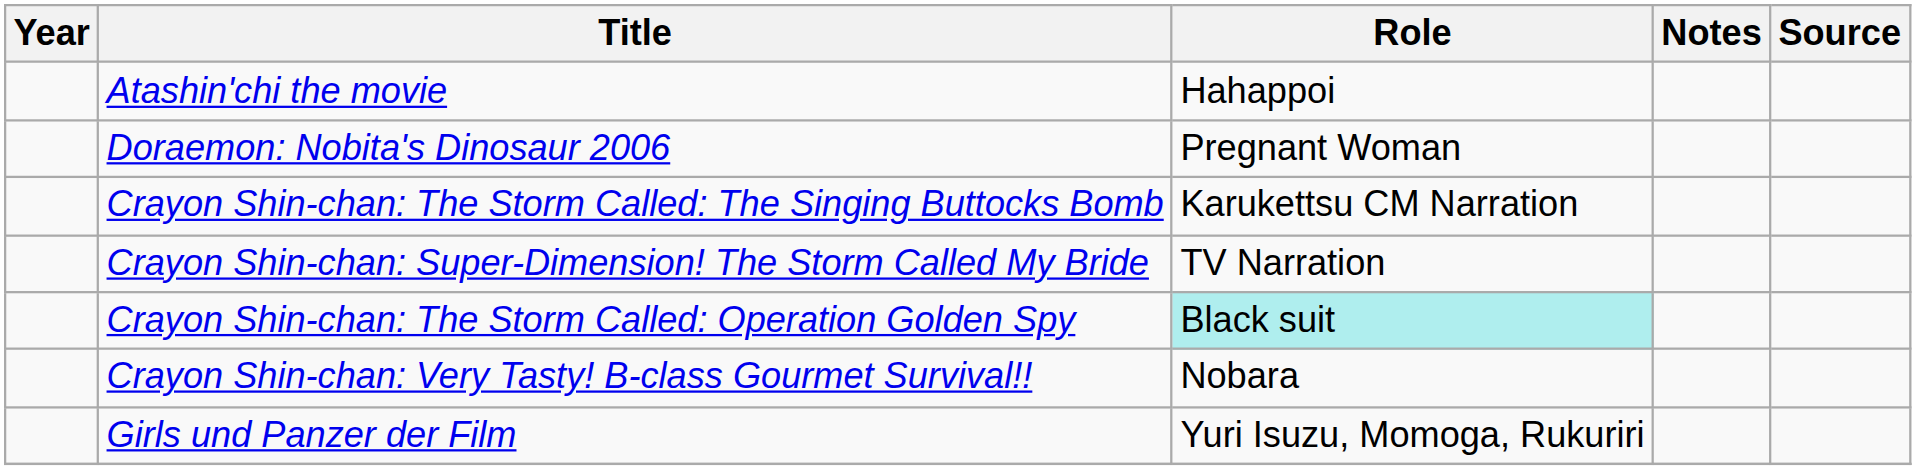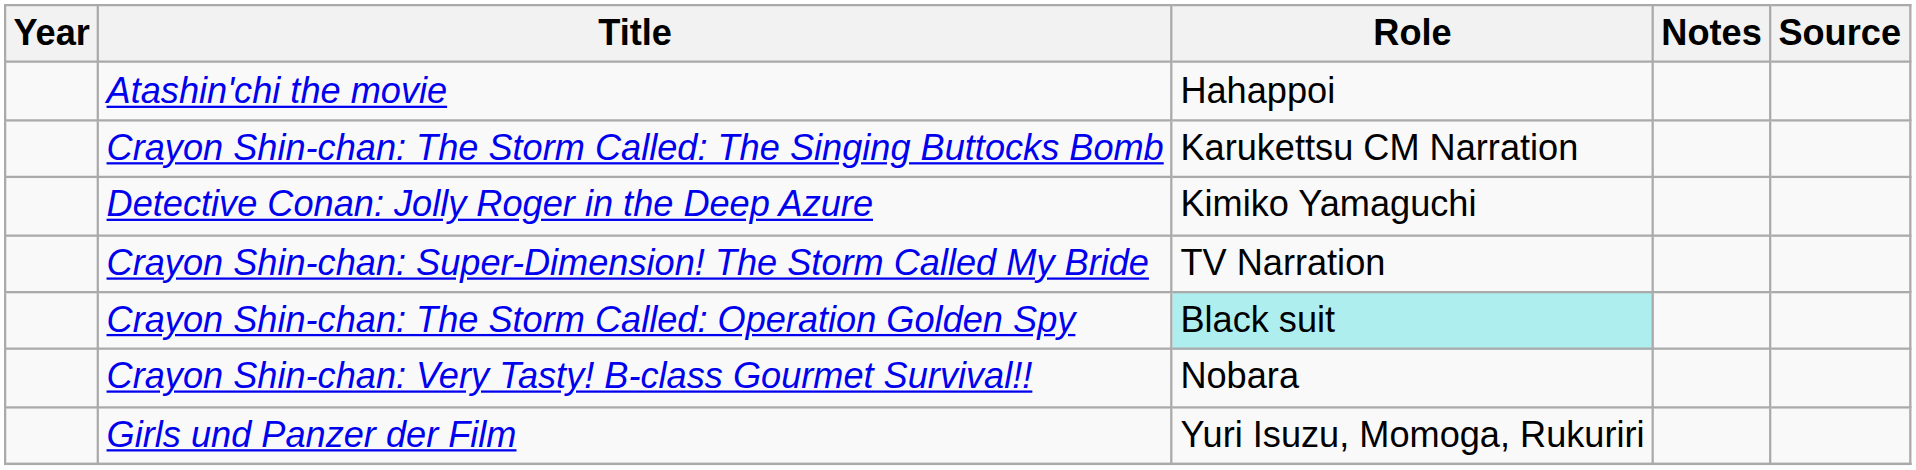- row: (388, 147)
+ row: (490, 205)
